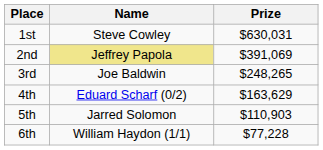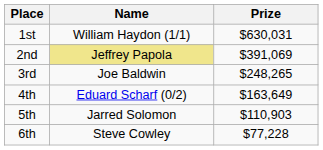(132, 34) Steve Cowley -> (132, 34) William Haydon (1/1)
(266, 94) $163,629 -> (266, 94) $163,649
(132, 134) William Haydon (1/1) -> (132, 134) Steve Cowley
